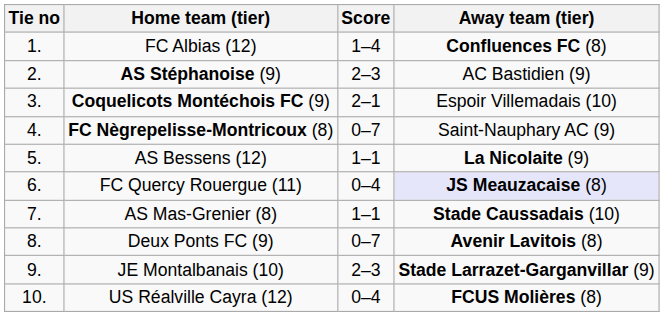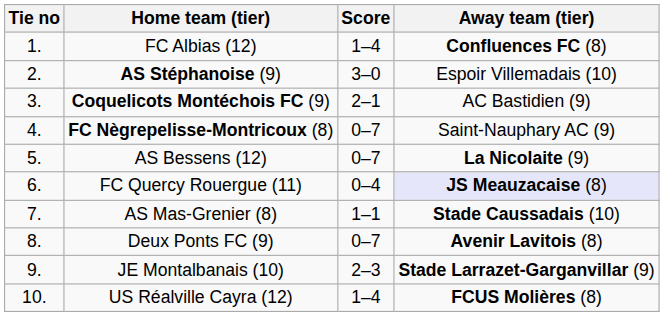(366, 74) 2–3 -> (366, 74) 3–0
(527, 74) AC Bastidien (9) -> (527, 74) Espoir Villemadais (10)
(527, 102) Espoir Villemadais (10) -> (527, 102) AC Bastidien (9)
(366, 158) 1–1 -> (366, 158) 0–7
(366, 297) 0–4 -> (366, 297) 1–4
